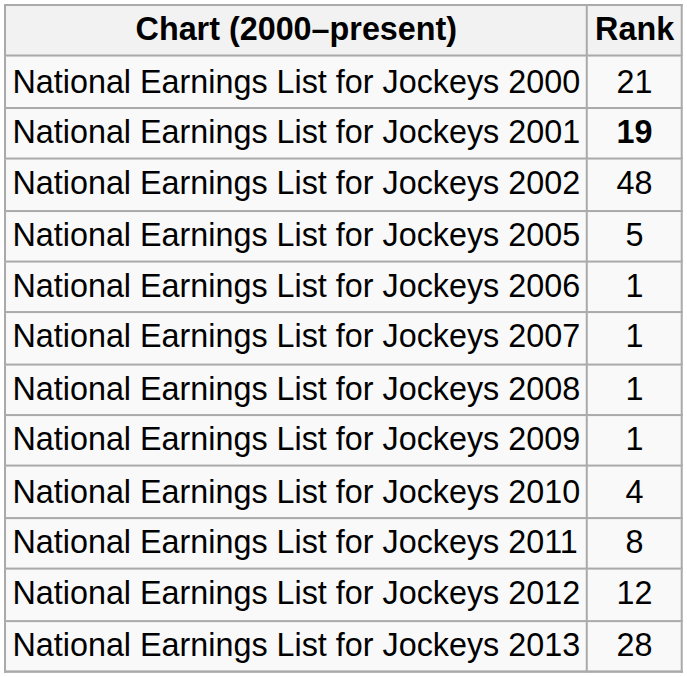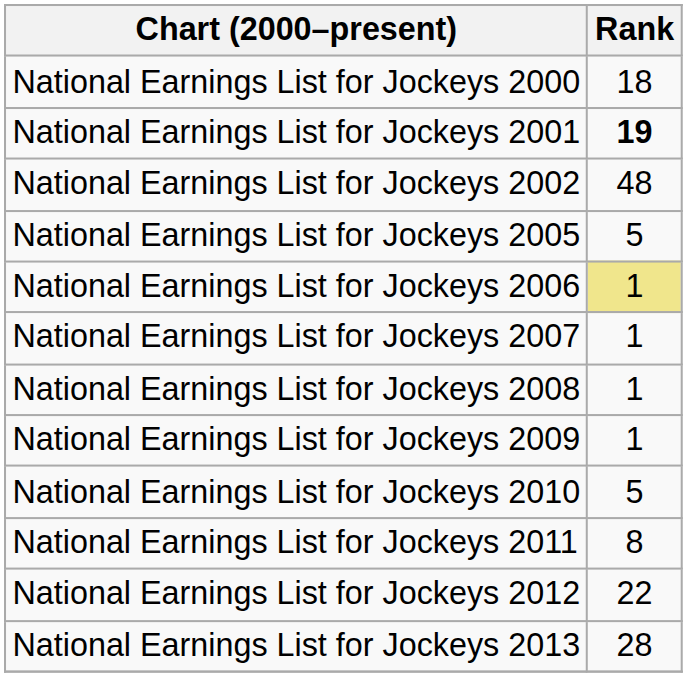(635, 81) 21 -> (635, 81) 18
(635, 286) no background -> (635, 286) khaki background
(635, 491) 4 -> (635, 491) 5
(635, 593) 12 -> (635, 593) 22
